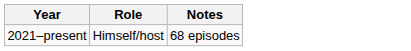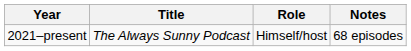+ column: (171, 14)
